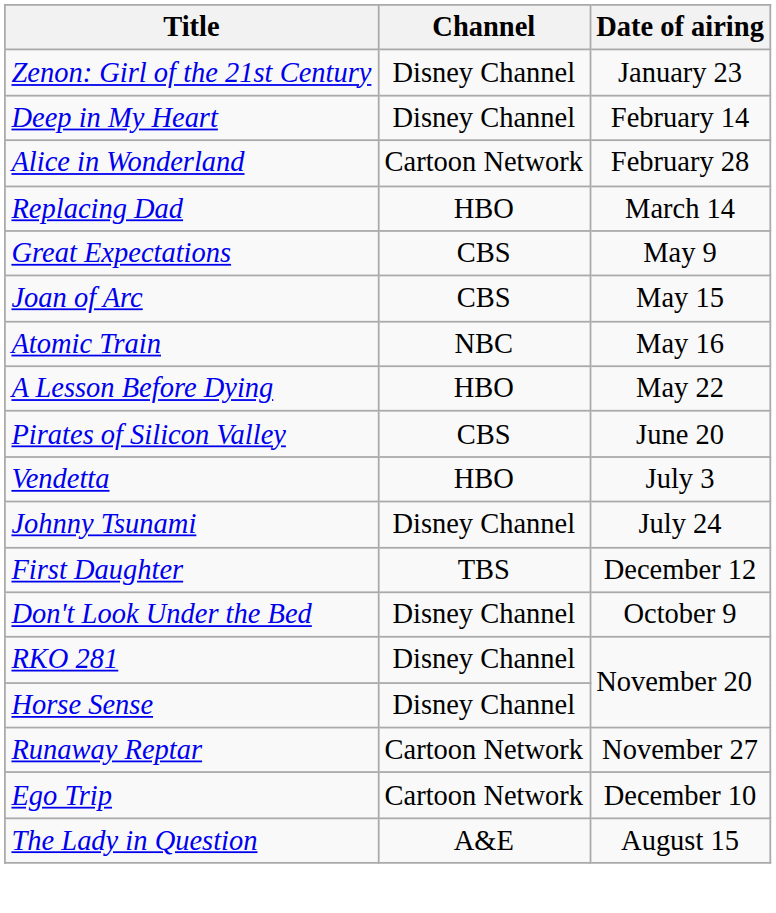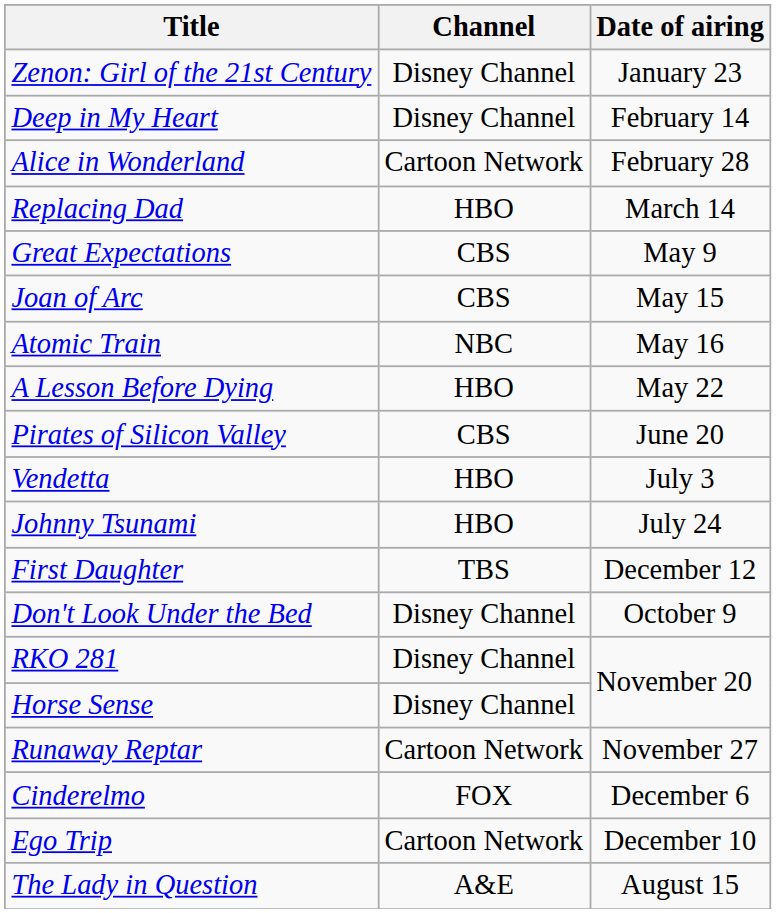(484, 523) Disney Channel -> (484, 523) HBO
+ row: (78, 794)
